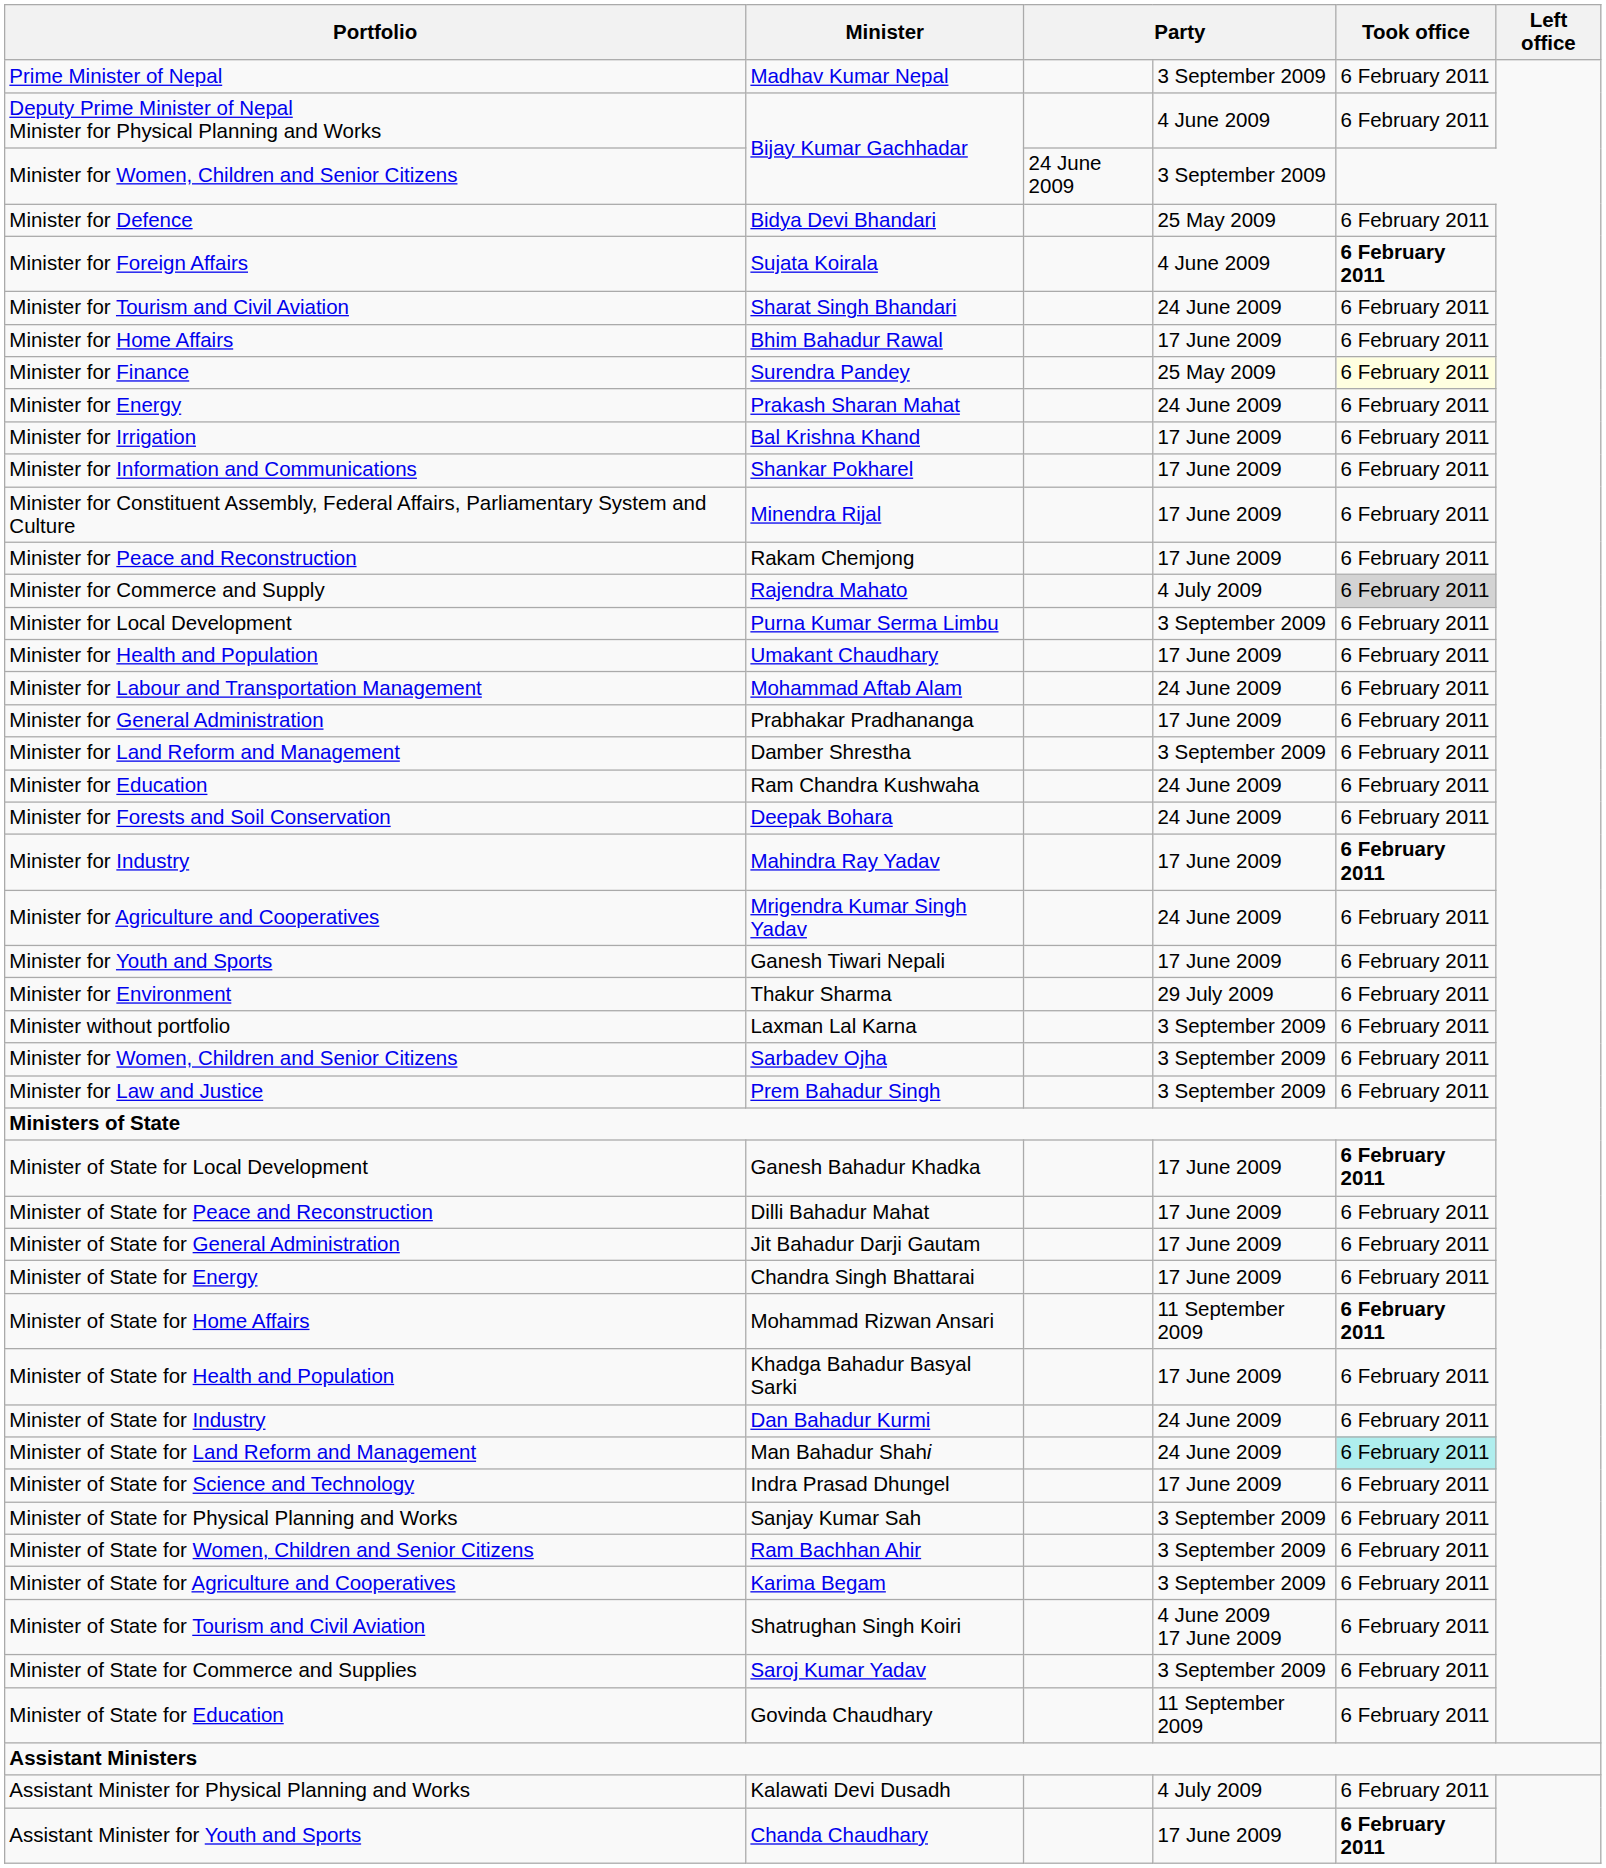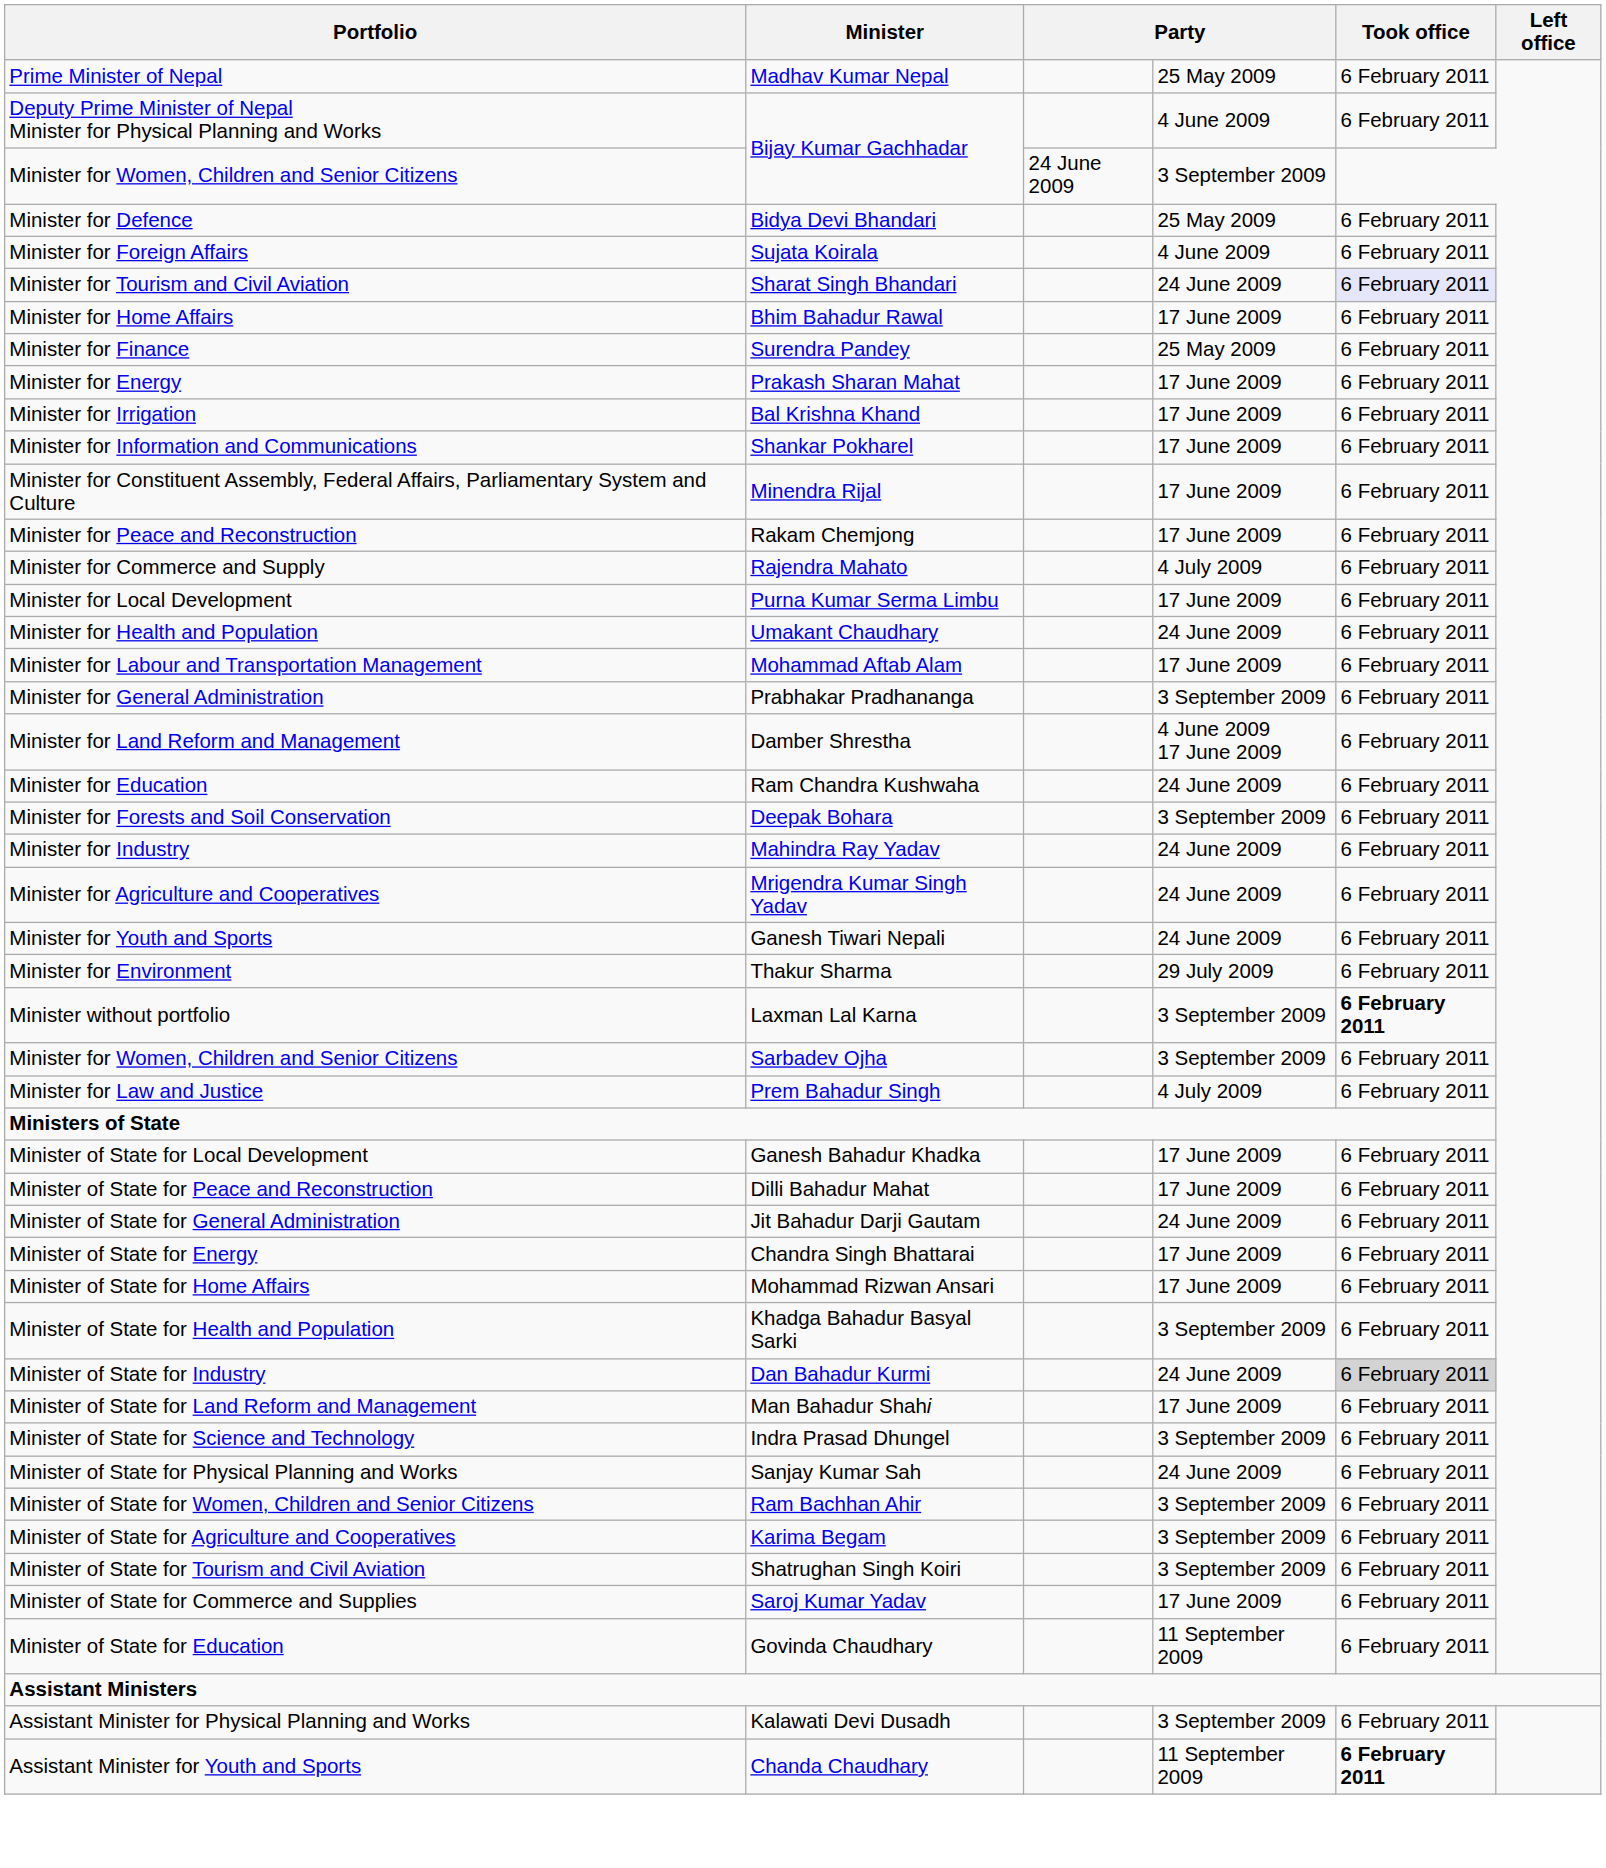(1242, 76) 3 September 2009 -> (1217, 76) 25 May 2009
(1393, 263) bold -> (1415, 252) normal
(1415, 307) no background -> (1415, 284) lavender background
(1415, 372) lightyellow background -> (1415, 349) no background
(1220, 405) 24 June 2009 -> (1220, 382) 17 June 2009
(1415, 590) lightgrey background -> (1415, 567) no background
(1242, 623) 3 September 2009 -> (1220, 600) 17 June 2009
(1220, 655) 17 June 2009 -> (1220, 632) 24 June 2009
(1220, 688) 24 June 2009 -> (1220, 665) 17 June 2009
(1220, 720) 17 June 2009 -> (1242, 697) 3 September 2009
(1242, 753) 3 September 2009 -> (1220, 741) 4 June 2009 17 June 2009
(1220, 818) 24 June 2009 -> (1242, 818) 3 September 2009
(1220, 862) 17 June 2009 -> (1220, 850) 24 June 2009
(1393, 862) bold -> (1415, 850) normal
(1220, 961) 17 June 2009 -> (1220, 938) 24 June 2009
(1415, 1026) normal -> (1393, 1014) bold
(1242, 1091) 3 September 2009 -> (1210, 1091) 4 July 2009
(1393, 1167) bold -> (1415, 1156) normal
(1220, 1244) 17 June 2009 -> (1220, 1221) 24 June 2009
(1221, 1320) 11 September 2009 -> (1220, 1286) 17 June 2009
(1393, 1320) bold -> (1415, 1286) normal
(1220, 1376) 17 June 2009 -> (1242, 1330) 3 September 2009
(1415, 1420) no background -> (1415, 1374) lightgrey background
(1220, 1452) 24 June 2009 -> (1220, 1406) 17 June 2009
(1415, 1452) paleturquoise background -> (1415, 1406) no background
(1220, 1485) 17 June 2009 -> (1242, 1439) 3 September 2009
(1242, 1517) 3 September 2009 -> (1220, 1471) 24 June 2009
(1220, 1626) 4 June 2009 17 June 2009 -> (1242, 1569) 3 September 2009
(1242, 1670) 3 September 2009 -> (1220, 1601) 17 June 2009
(1210, 1791) 4 July 2009 -> (1242, 1722) 3 September 2009
(1220, 1835) 17 June 2009 -> (1221, 1766) 11 September 2009
